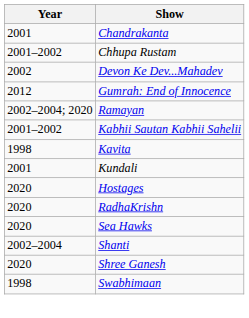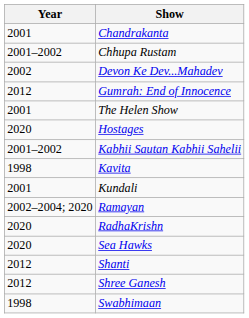+ row: (138, 110)
rows swapped: (121, 187) <-> (121, 110)
(35, 245) 2002–2004 -> (19, 264) 2012
(19, 264) 2020 -> (19, 284) 2012
